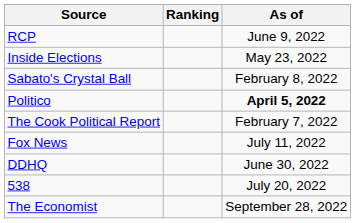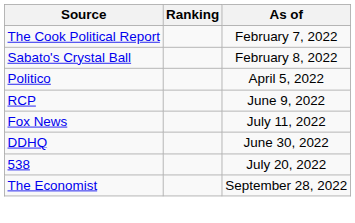rows swapped: (84, 121) <-> (22, 36)
- row: (55, 57)
(286, 100) bold -> (286, 79) normal
